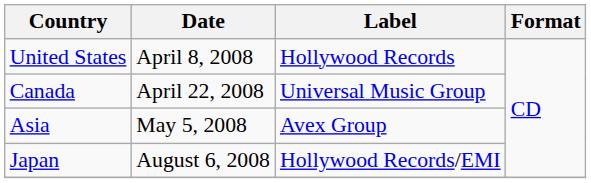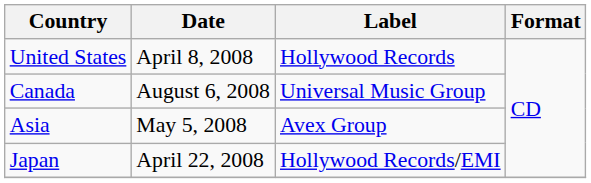(200, 90) April 22, 2008 -> (203, 90) August 6, 2008
(203, 159) August 6, 2008 -> (200, 159) April 22, 2008
